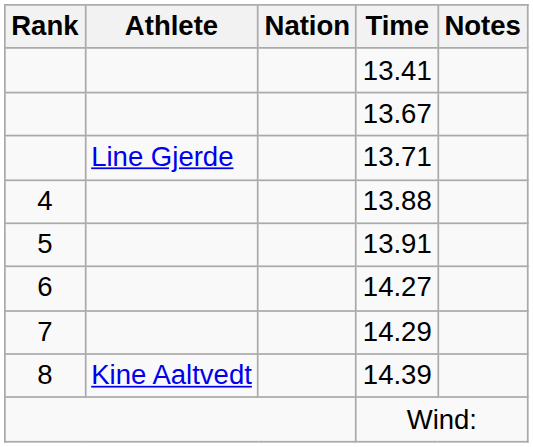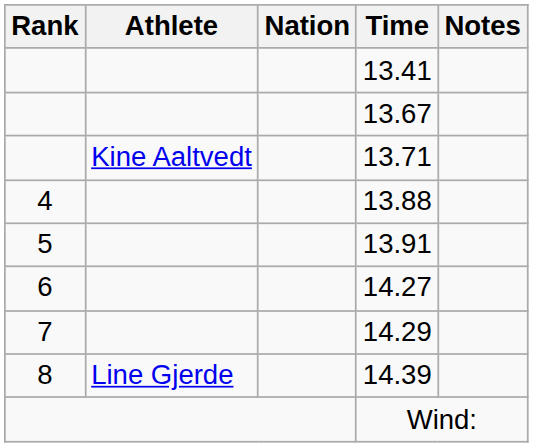(162, 157) Line Gjerde -> (172, 157) Kine Aaltvedt
(172, 375) Kine Aaltvedt -> (162, 375) Line Gjerde
